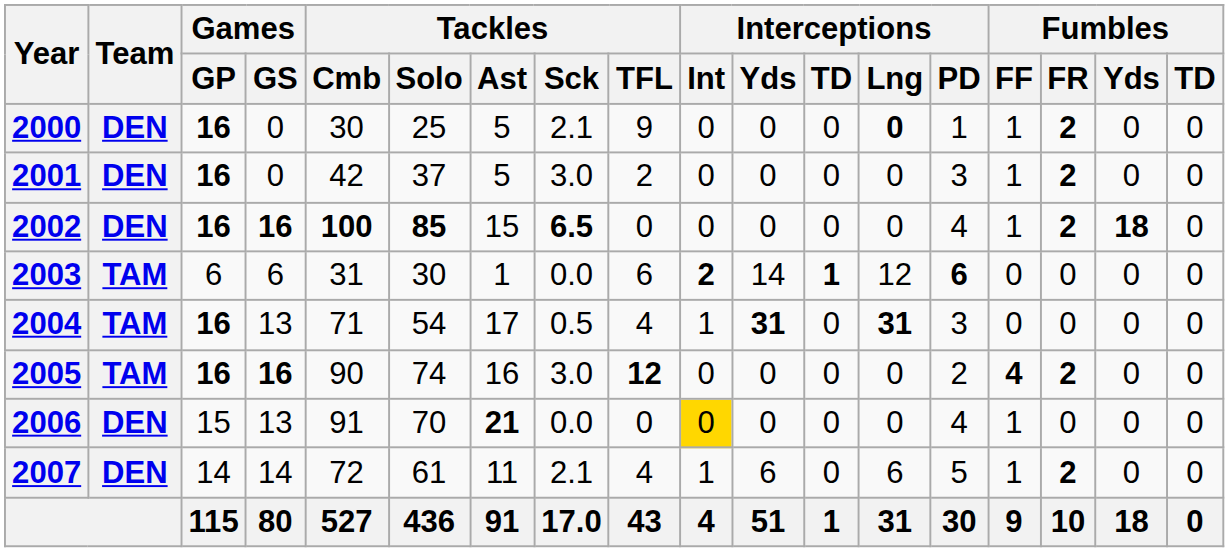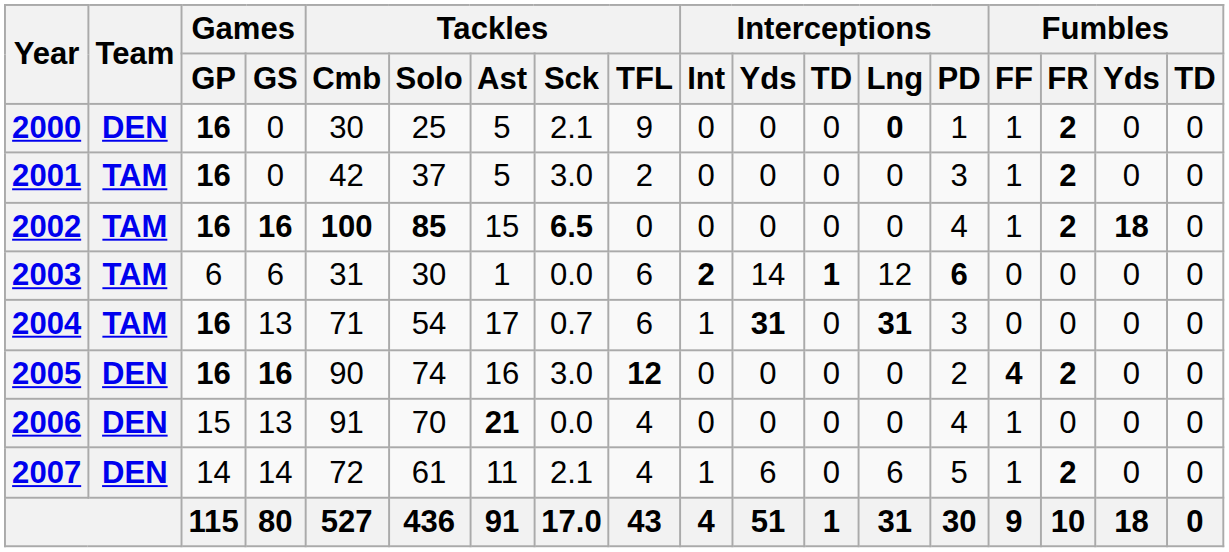(135, 176) DEN -> (135, 176) TAM
(135, 226) DEN -> (135, 226) TAM
(572, 324) 0.5 -> (572, 324) 0.7
(644, 324) 4 -> (644, 324) 6
(135, 373) TAM -> (135, 373) DEN
(644, 422) 0 -> (644, 422) 4
(706, 422) gold background -> (706, 422) no background
